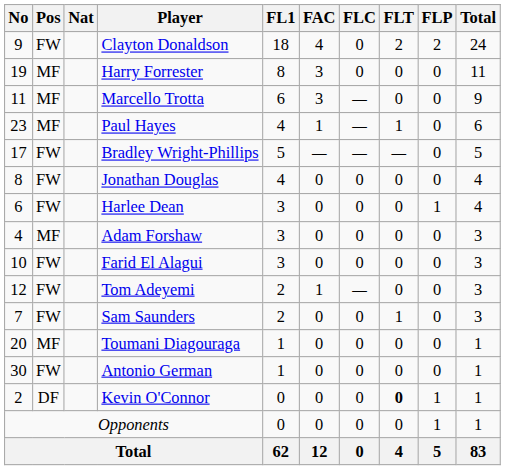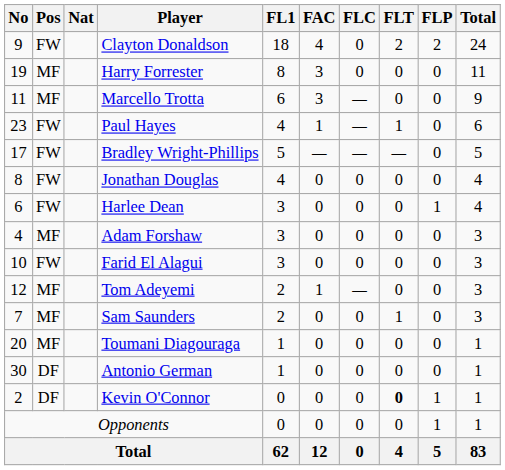(48, 126) MF -> (48, 126) FW
(48, 288) FW -> (48, 288) MF
(48, 315) FW -> (48, 315) MF
(48, 370) FW -> (48, 370) DF
